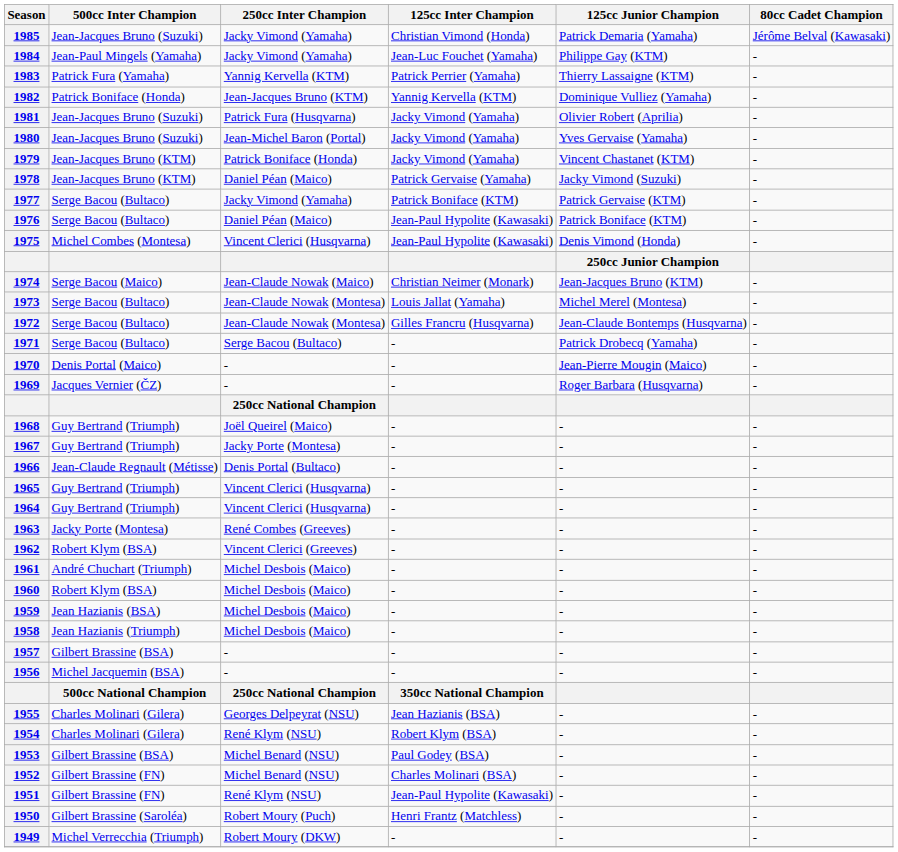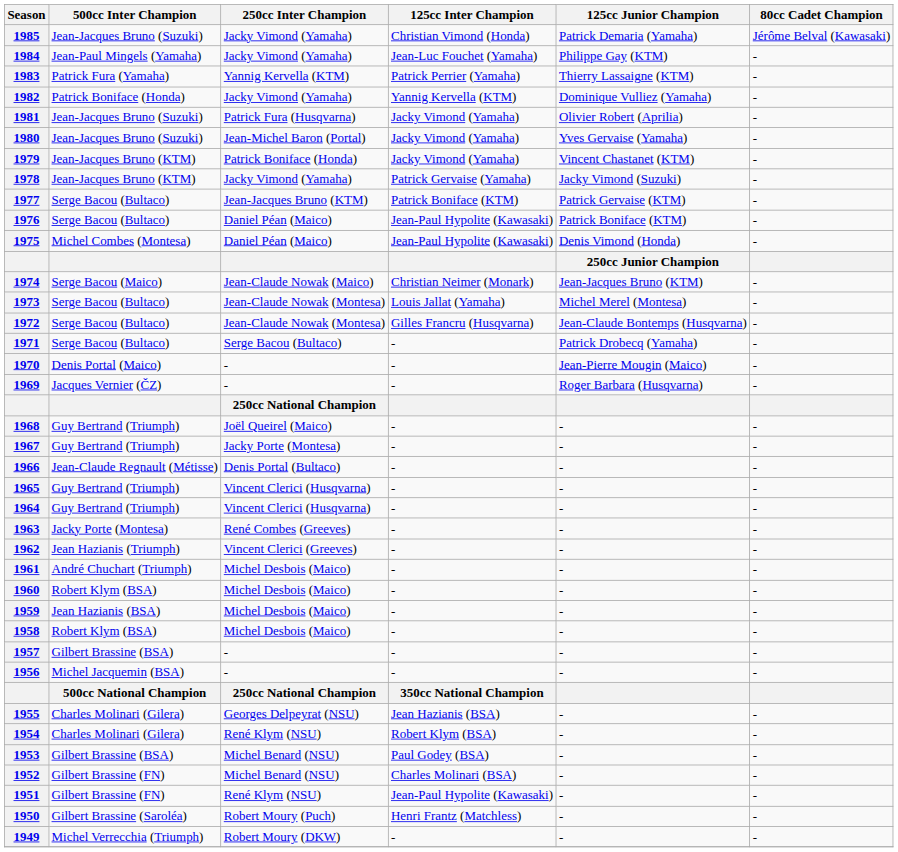(296, 96) Jean-Jacques Bruno (KTM) -> (288, 96) Jacky Vimond (Yamaha)
(278, 179) Daniel Péan (Maico) -> (288, 179) Jacky Vimond (Yamaha)
(288, 199) Jacky Vimond (Yamaha) -> (296, 199) Jean-Jacques Bruno (KTM)
(297, 240) Vincent Clerici (Husqvarna) -> (278, 240) Daniel Péan (Maico)
(104, 549) Robert Klym (BSA) -> (116, 549) Jean Hazianis (Triumph)
(116, 631) Jean Hazianis (Triumph) -> (104, 631) Robert Klym (BSA)
